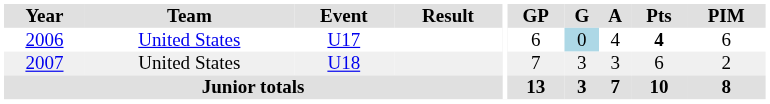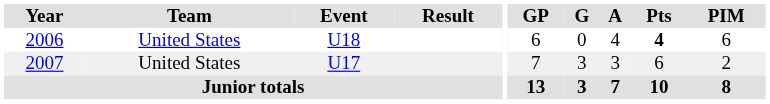(344, 39) U17 -> (344, 39) U18
(582, 39) lightblue background -> (582, 39) no background
(344, 63) U18 -> (344, 63) U17
